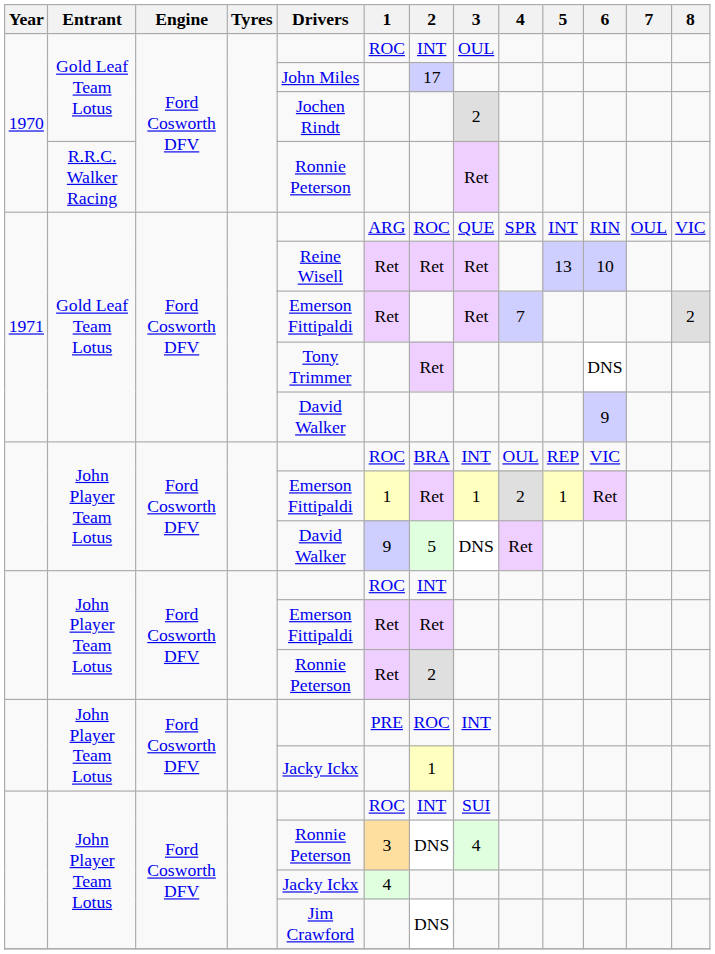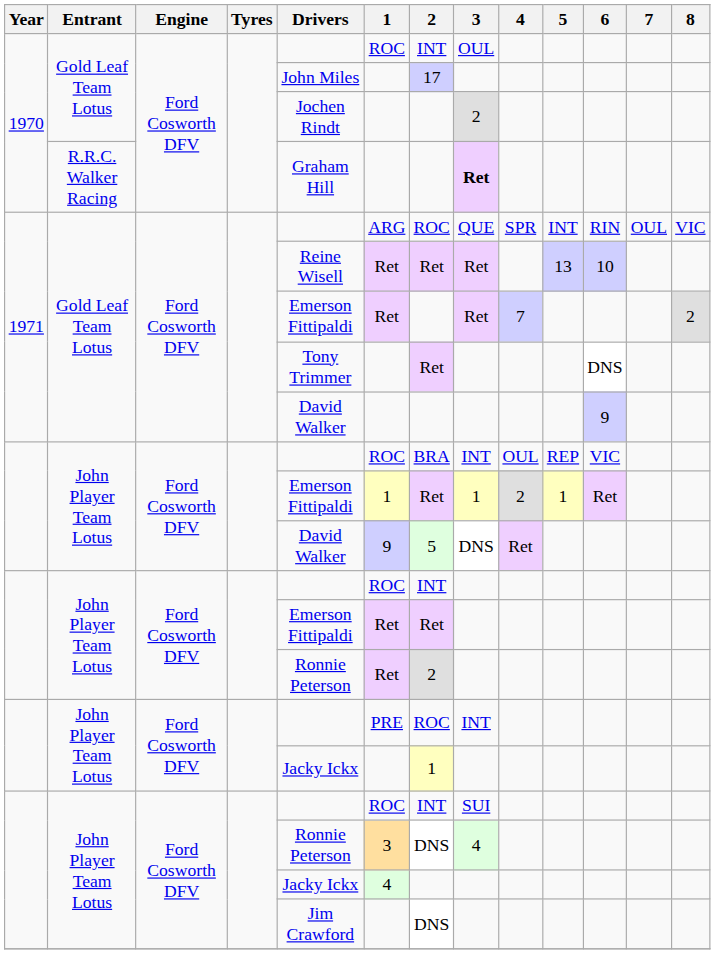(320, 177) Ronnie Peterson -> (320, 177) Graham Hill
(476, 177) normal -> (476, 177) bold
